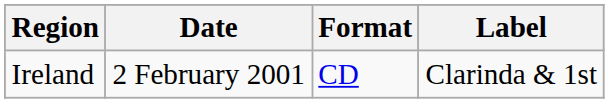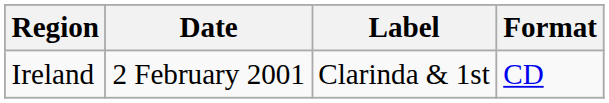columns swapped: (511, 27) <-> (365, 27)
